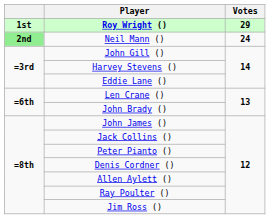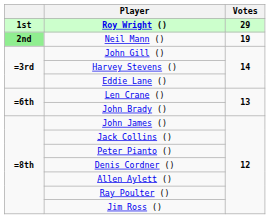(245, 39) 24 -> (245, 39) 19
